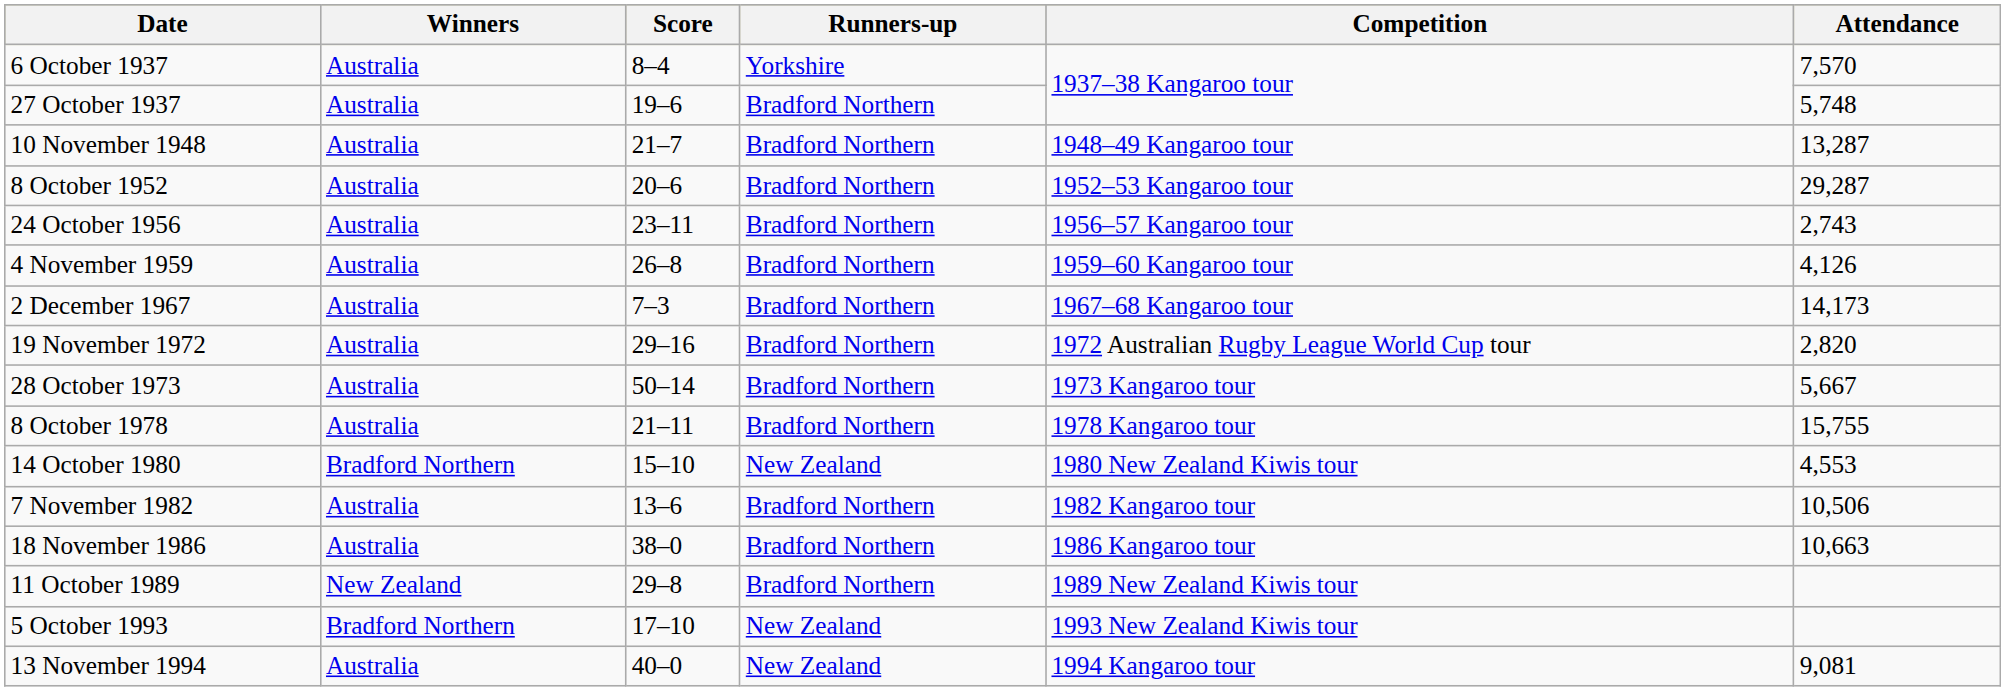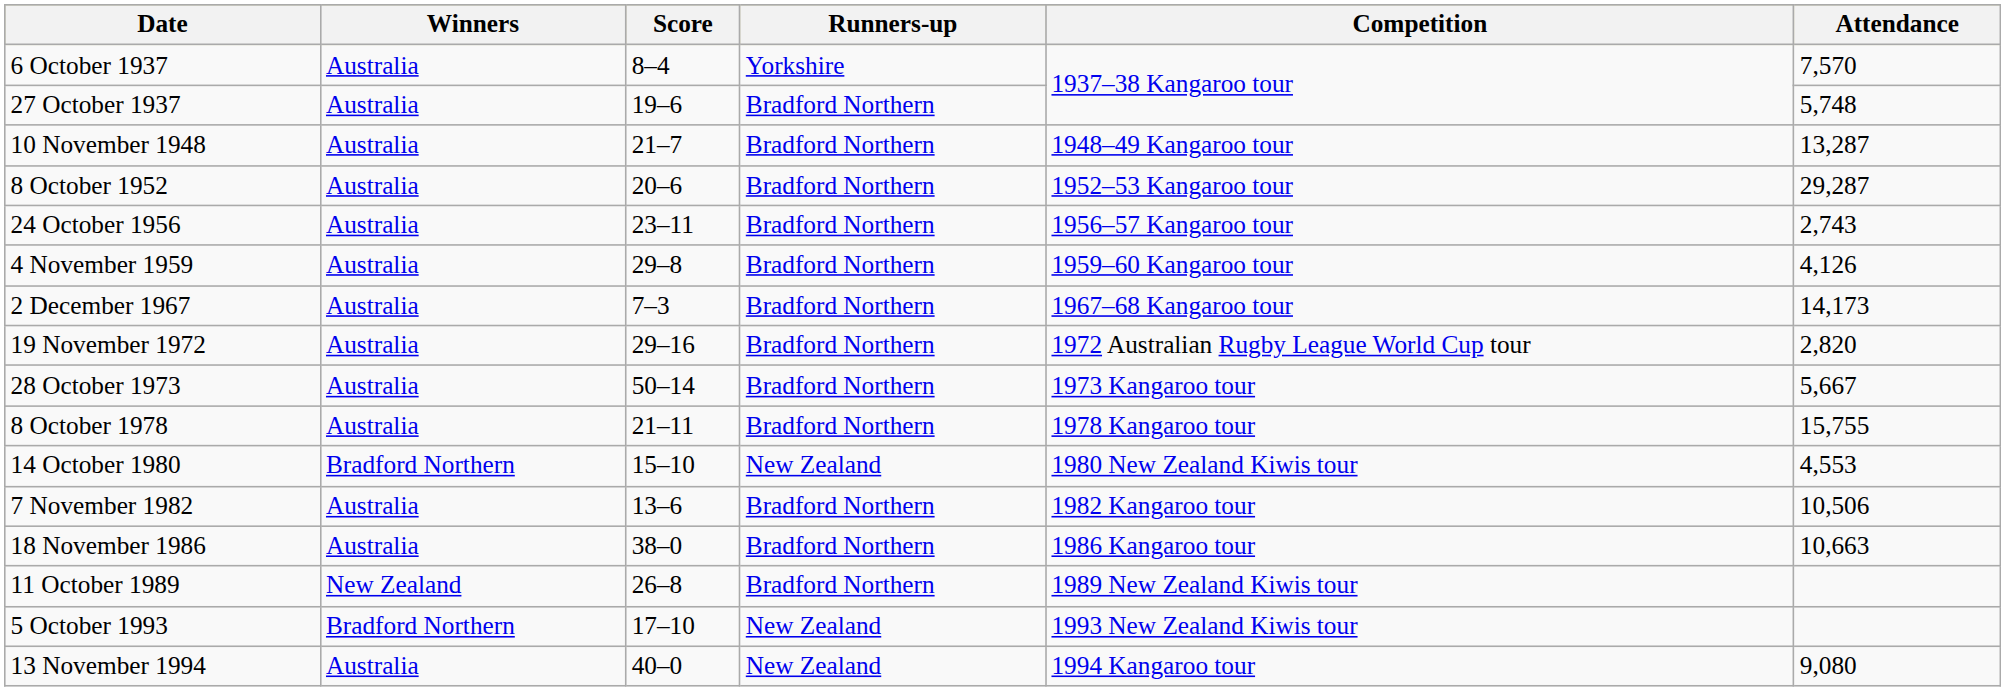(657, 265) 26–8 -> (657, 265) 29–8
(657, 585) 29–8 -> (657, 585) 26–8
(1828, 666) 9,081 -> (1828, 666) 9,080
